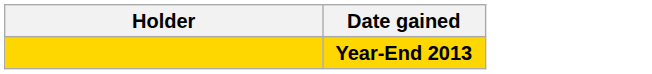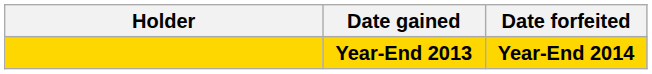+ column: (566, 21)
